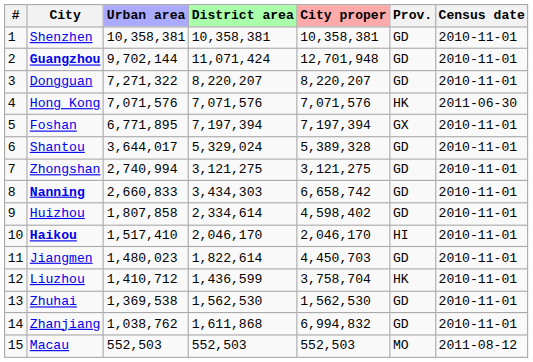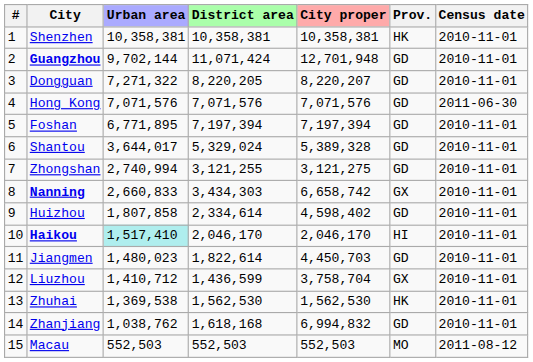(401, 37) GD -> (401, 37) HK
(227, 81) 8,220,207 -> (227, 81) 8,220,205
(401, 103) HK -> (401, 103) GD
(401, 125) GX -> (401, 125) GD
(227, 169) 3,121,275 -> (227, 169) 3,121,255
(401, 191) GD -> (401, 191) GX
(142, 235) no background -> (142, 235) paleturquoise background
(401, 279) HK -> (401, 279) GX
(401, 301) GD -> (401, 301) HK
(227, 323) 1,611,868 -> (227, 323) 1,618,168
